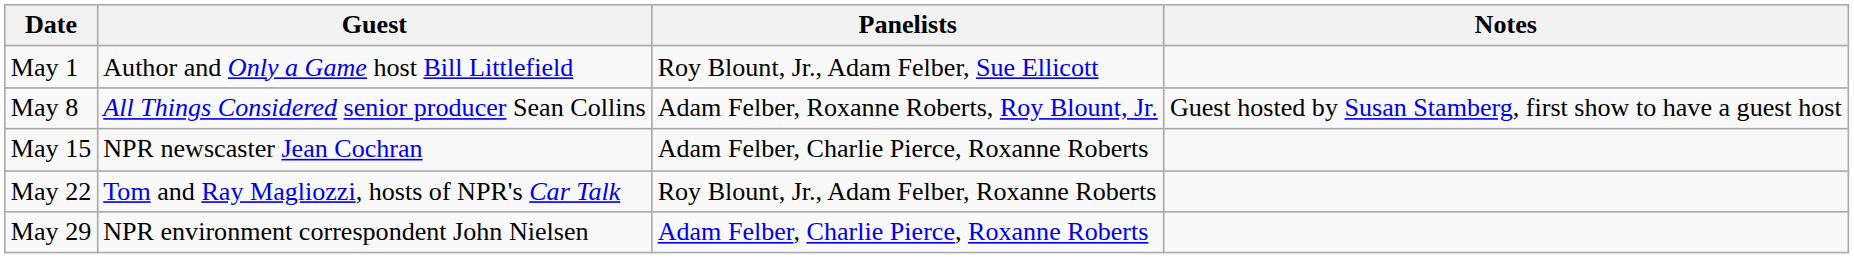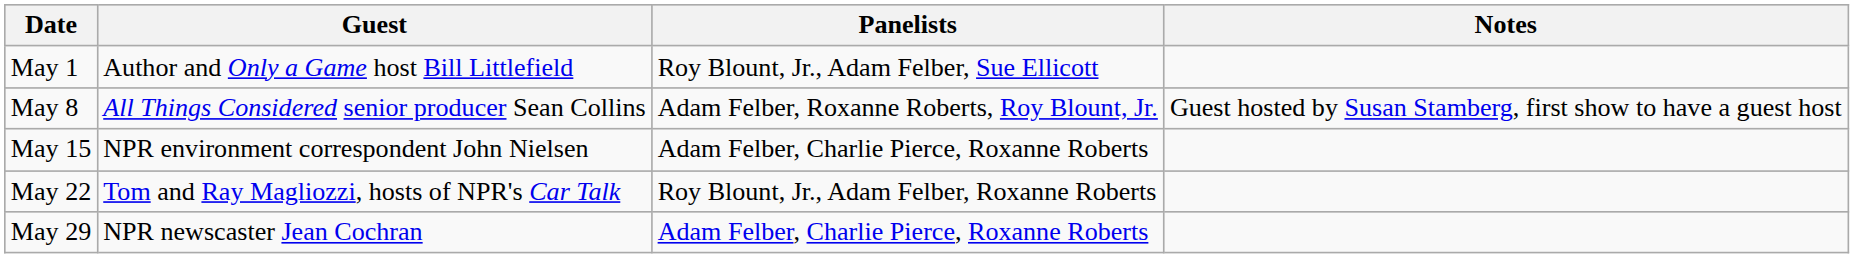(263, 149) NPR newscaster Jean Cochran -> (346, 149) NPR environment correspondent John Nielsen
(346, 231) NPR environment correspondent John Nielsen -> (263, 231) NPR newscaster Jean Cochran
